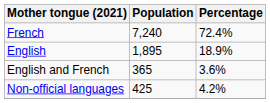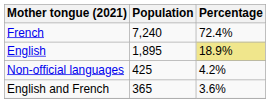(216, 51) no background -> (216, 51) khaki background
rows swapped: (58, 70) <-> (66, 88)
